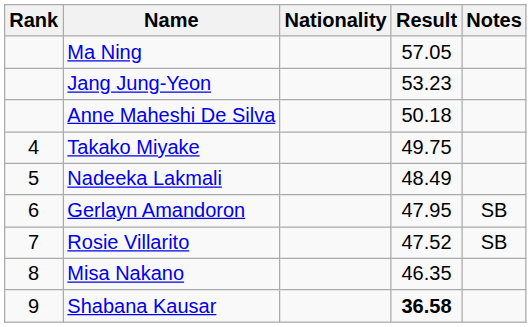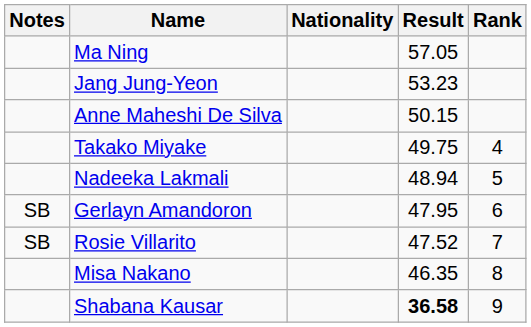columns swapped: (34, 20) <-> (494, 20)
(426, 115) 50.18 -> (433, 115) 50.15
(426, 178) 48.49 -> (433, 178) 48.94
